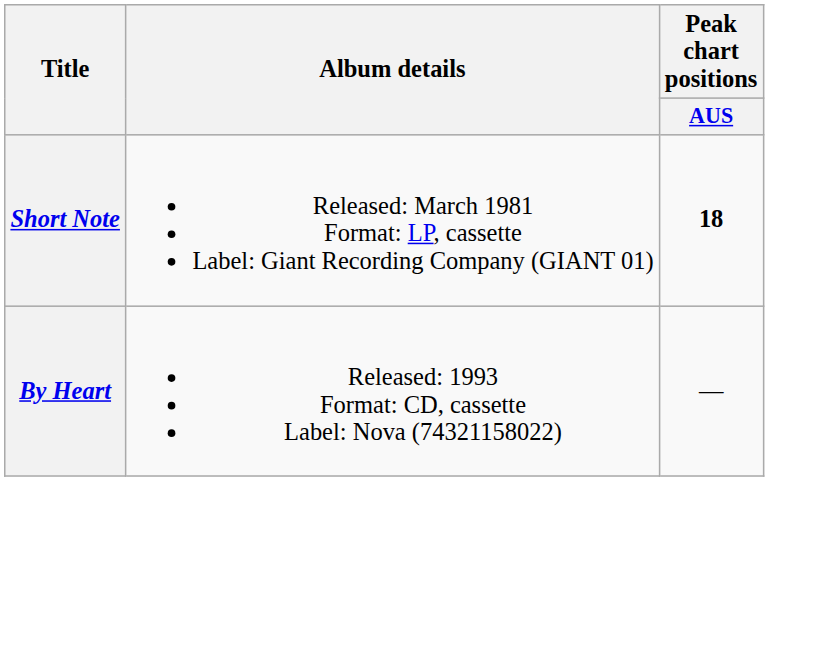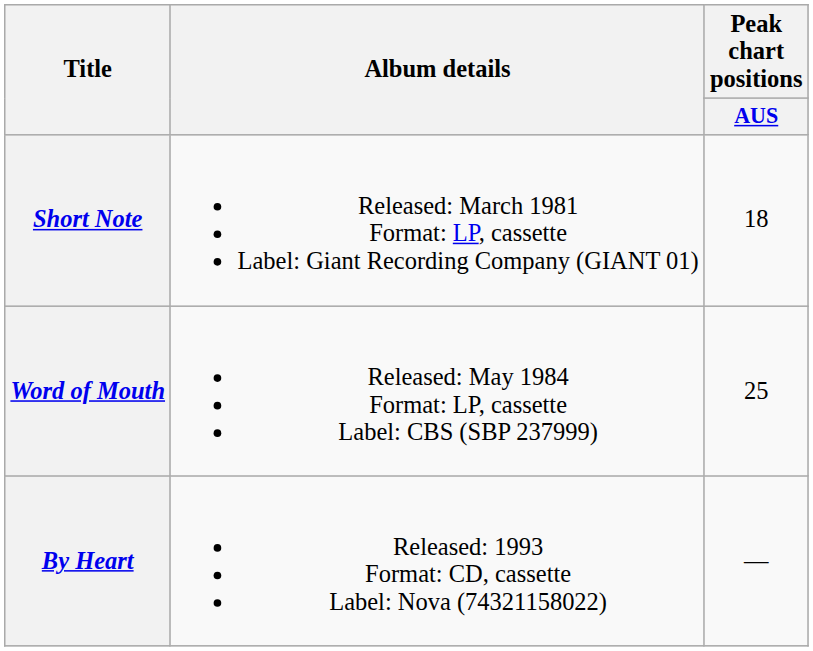(711, 219) bold -> (756, 219) normal
+ row: (88, 390)
